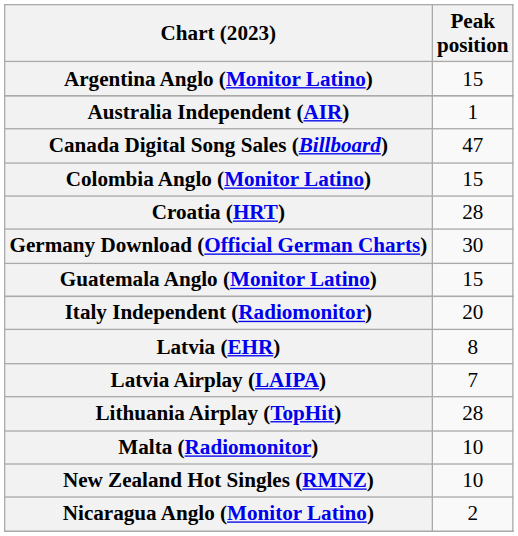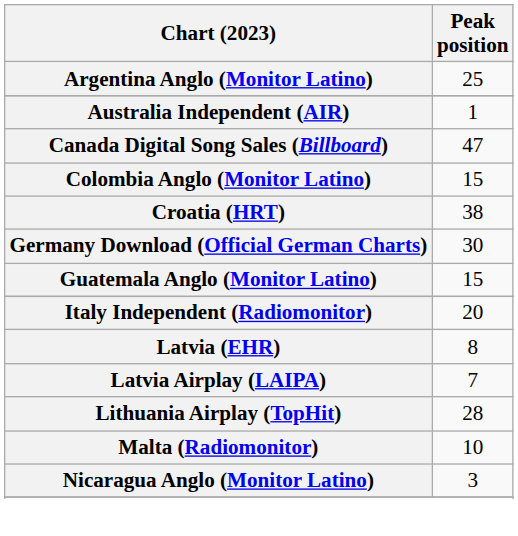(473, 78) 15 -> (473, 78) 25
(473, 212) 28 -> (473, 212) 38
- row: (218, 480)
(473, 513) 2 -> (473, 480) 3
